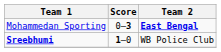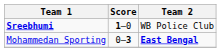rows swapped: (30, 40) <-> (56, 26)
